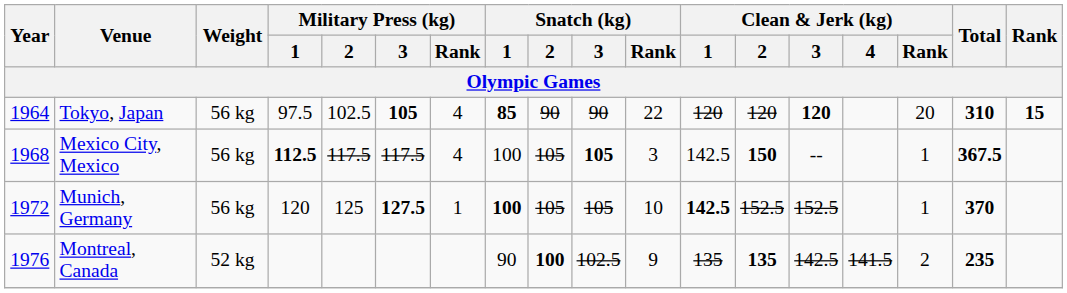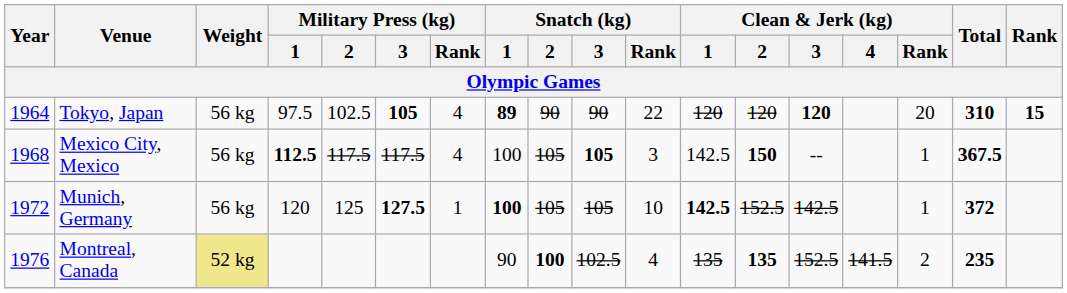(507, 112) 85 -> (507, 112) 89
(816, 207) 152.5 -> (816, 207) 142.5
(980, 207) 370 -> (980, 207) 372
(233, 260) no background -> (233, 260) khaki background
(653, 260) 9 -> (653, 260) 4
(816, 260) 142.5 -> (816, 260) 152.5
